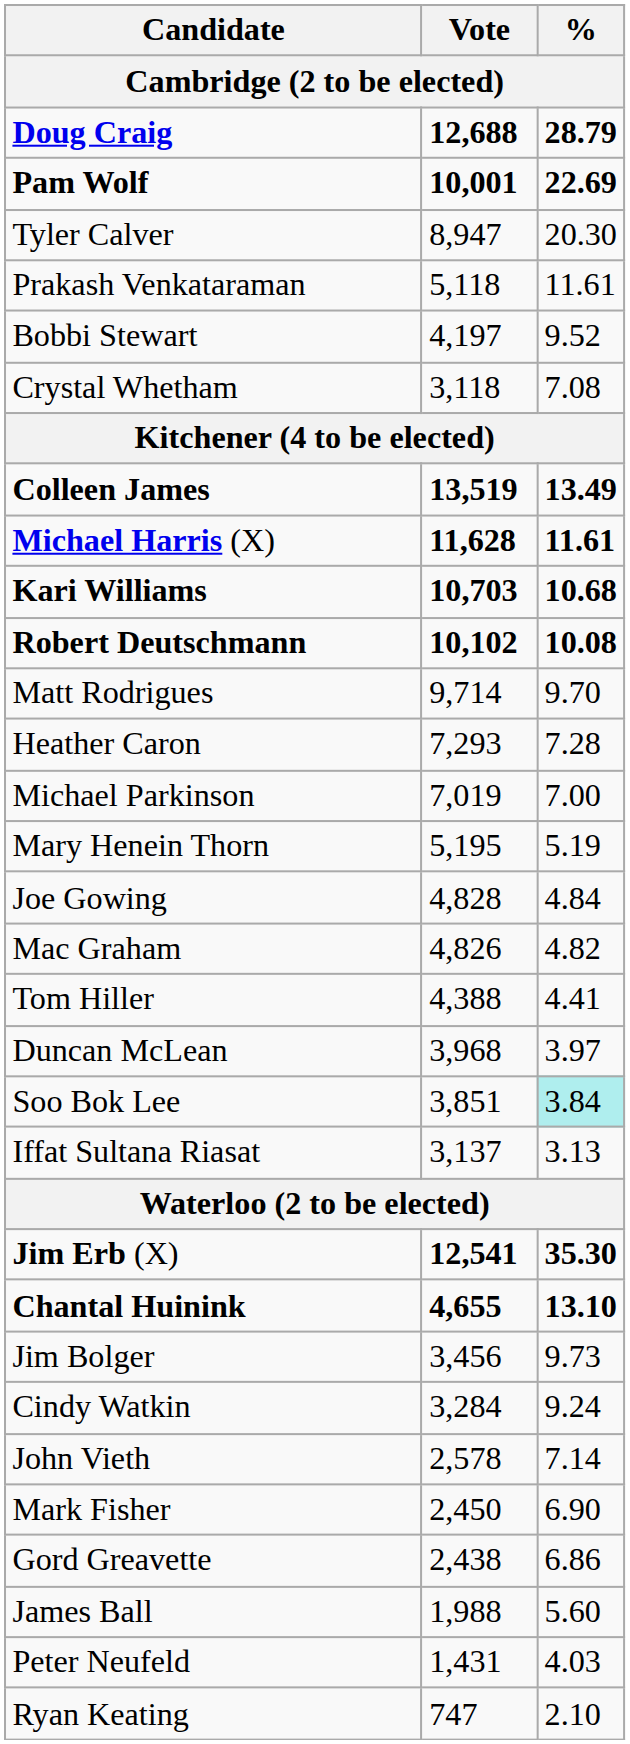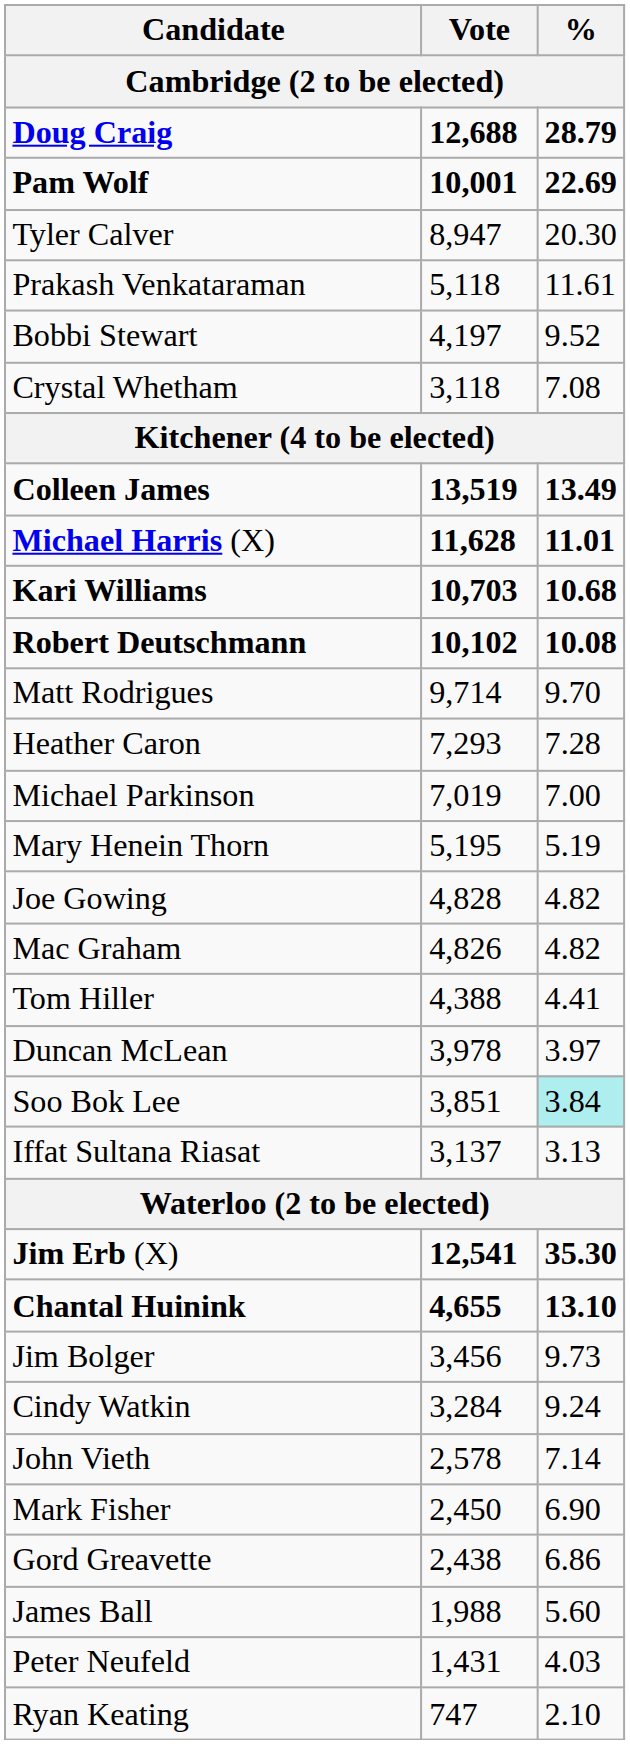(580, 540) 11.61 -> (580, 540) 11.01
(573, 897) 4.84 -> (573, 897) 4.82
(465, 1050) 3,968 -> (465, 1050) 3,978
